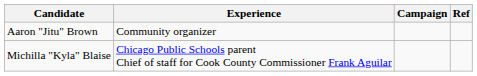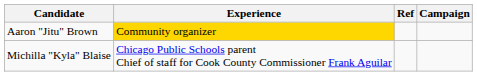columns swapped: (422, 13) <-> (461, 13)
(166, 31) no background -> (166, 31) gold background
